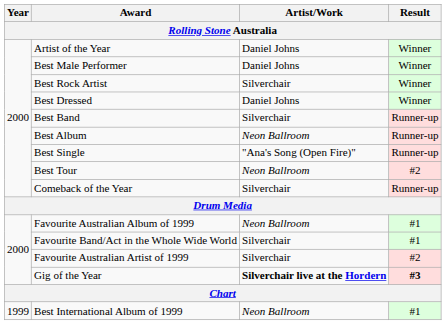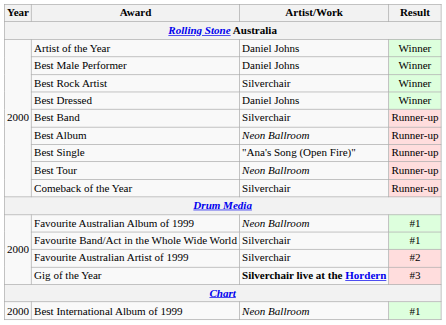(415, 170) #2 -> (415, 170) Runner-up
(415, 275) bold -> (415, 275) normal
(18, 310) 1999 -> (18, 310) 2000
